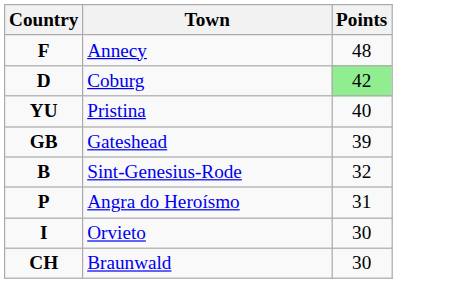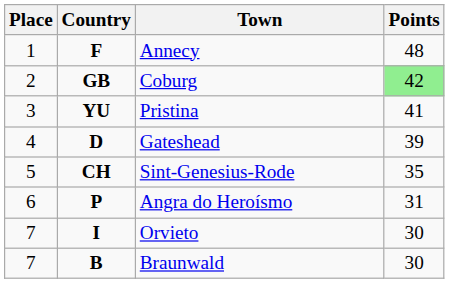+ column: (31, 19)
(44, 80) D -> (96, 80) GB
(362, 111) 40 -> (414, 111) 41
(44, 141) GB -> (96, 141) D
(44, 171) B -> (96, 171) CH
(362, 171) 32 -> (414, 171) 35
(44, 263) CH -> (96, 263) B
